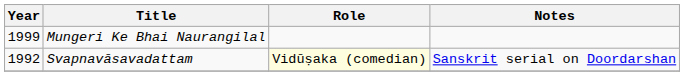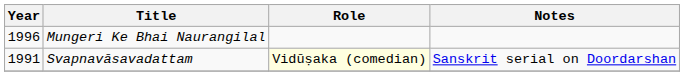(24, 38) 1999 -> (24, 38) 1996
(24, 60) 1992 -> (24, 60) 1991
